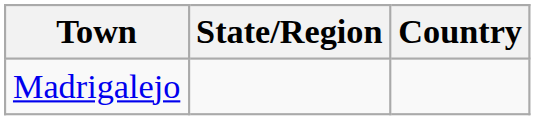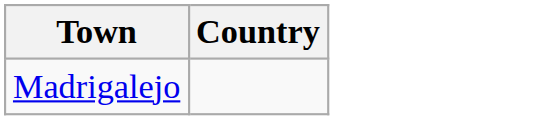- column: (289, 31)
